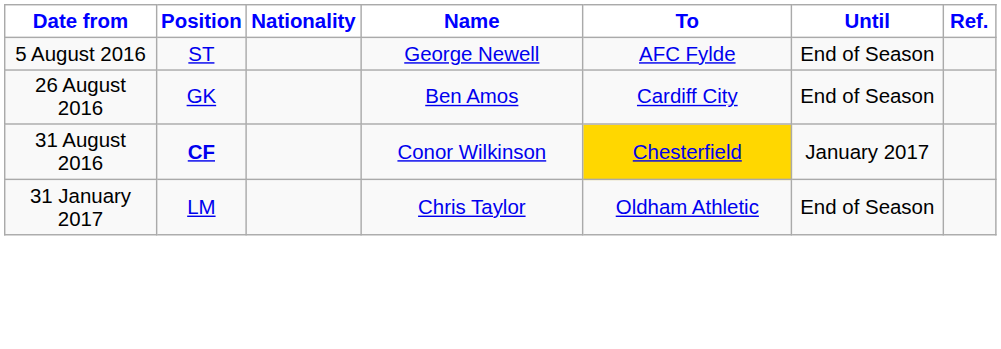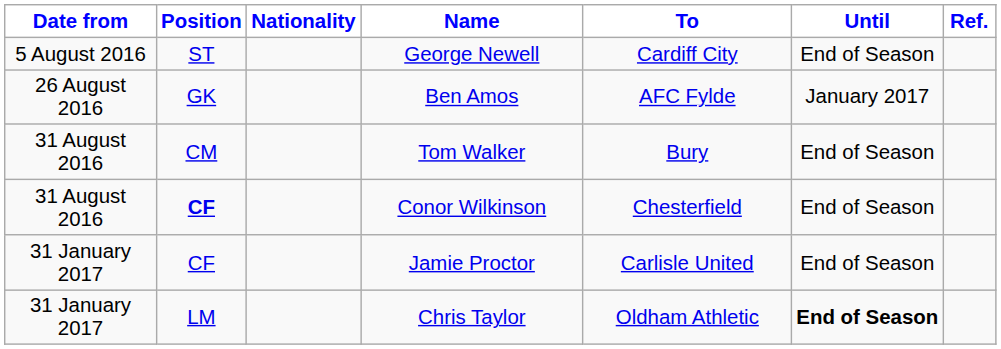(687, 54) AFC Fylde -> (687, 54) Cardiff City
(687, 97) Cardiff City -> (687, 97) AFC Fylde
(867, 97) End of Season -> (867, 97) January 2017
+ row: (472, 152)
(687, 152) gold background -> (687, 207) no background
(867, 152) January 2017 -> (867, 207) End of Season
+ row: (472, 262)
(867, 207) normal -> (867, 317) bold
